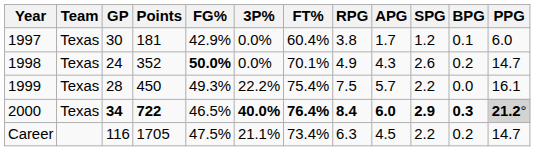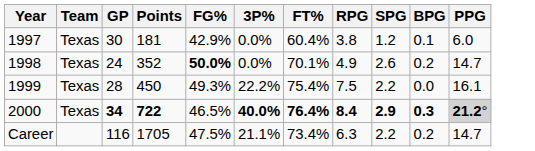- column: (391, 16)
